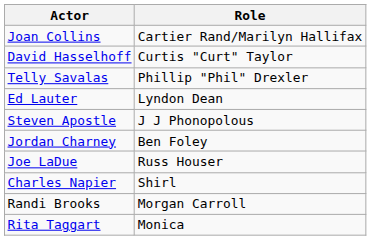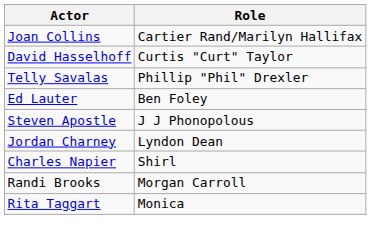(180, 99) Lyndon Dean -> (173, 99) Ben Foley
(173, 141) Ben Foley -> (180, 141) Lyndon Dean
- row: (42, 162)
